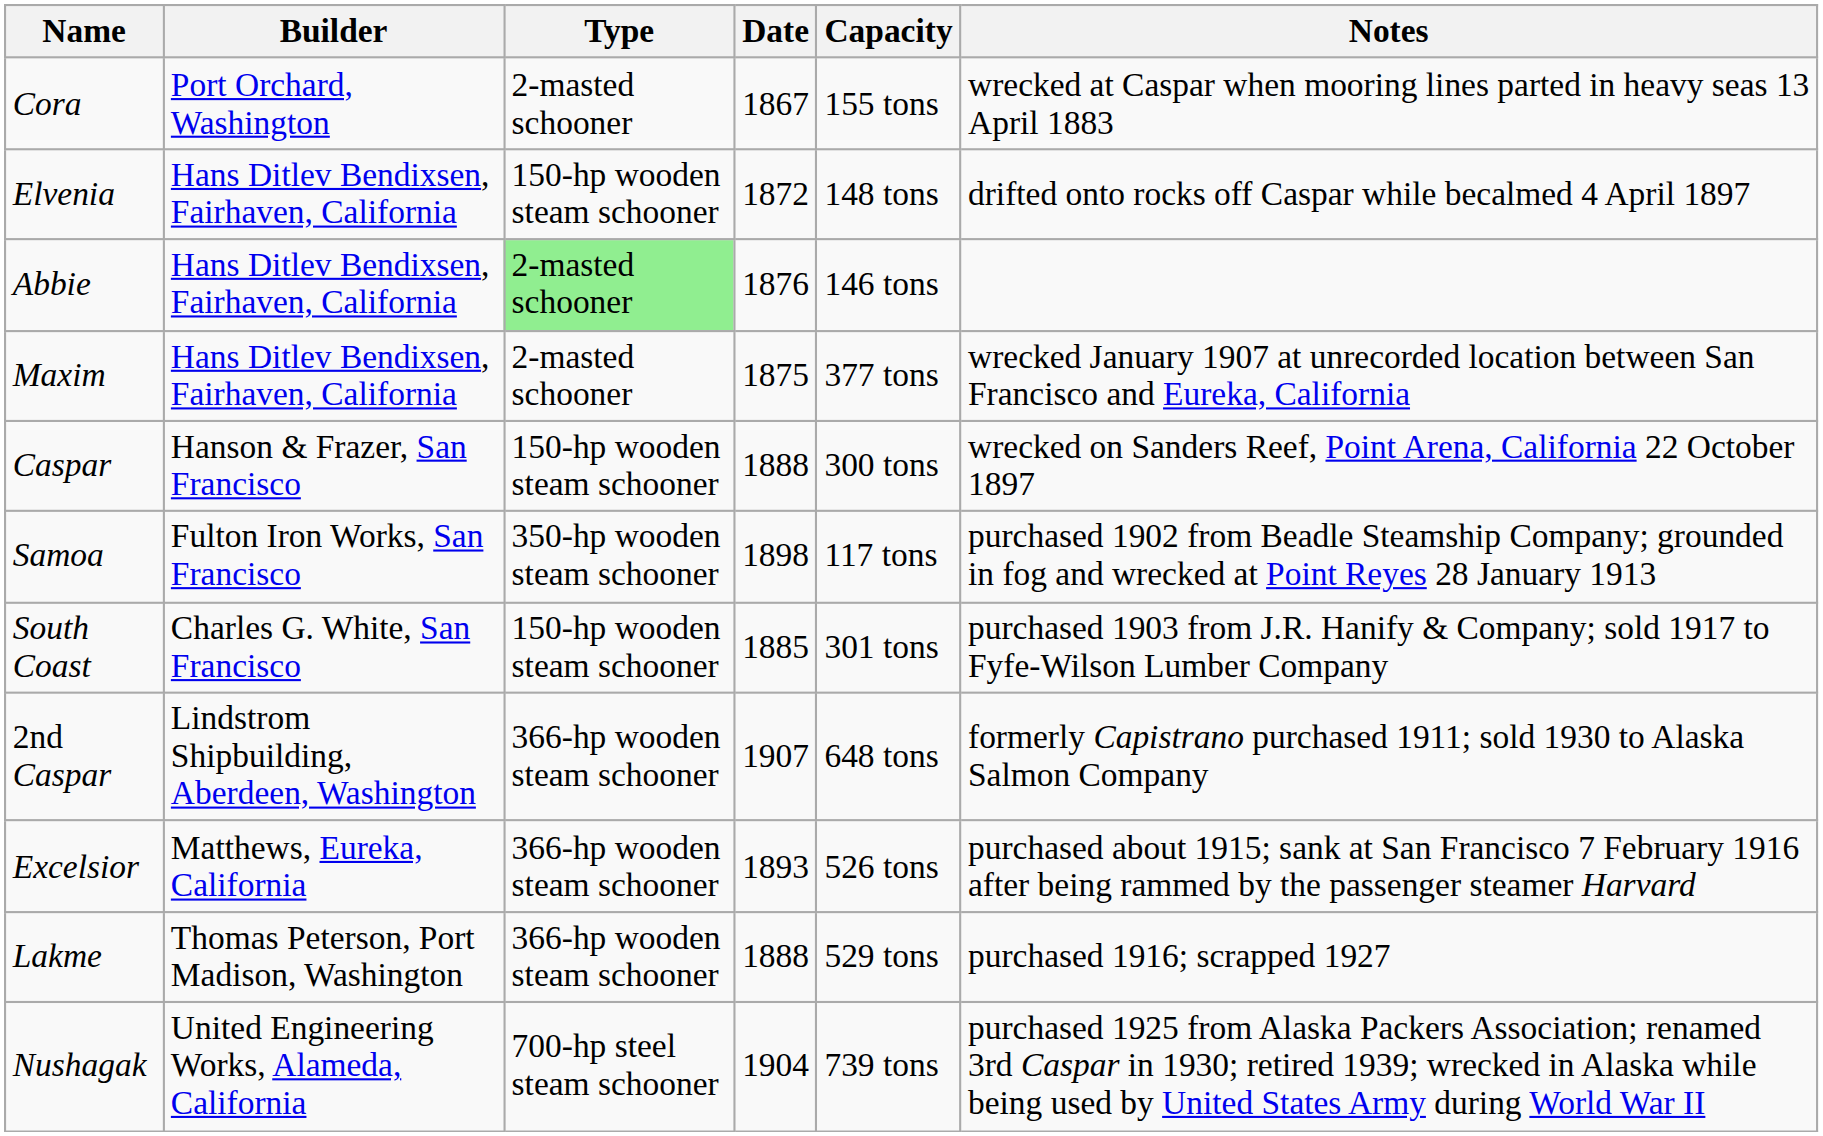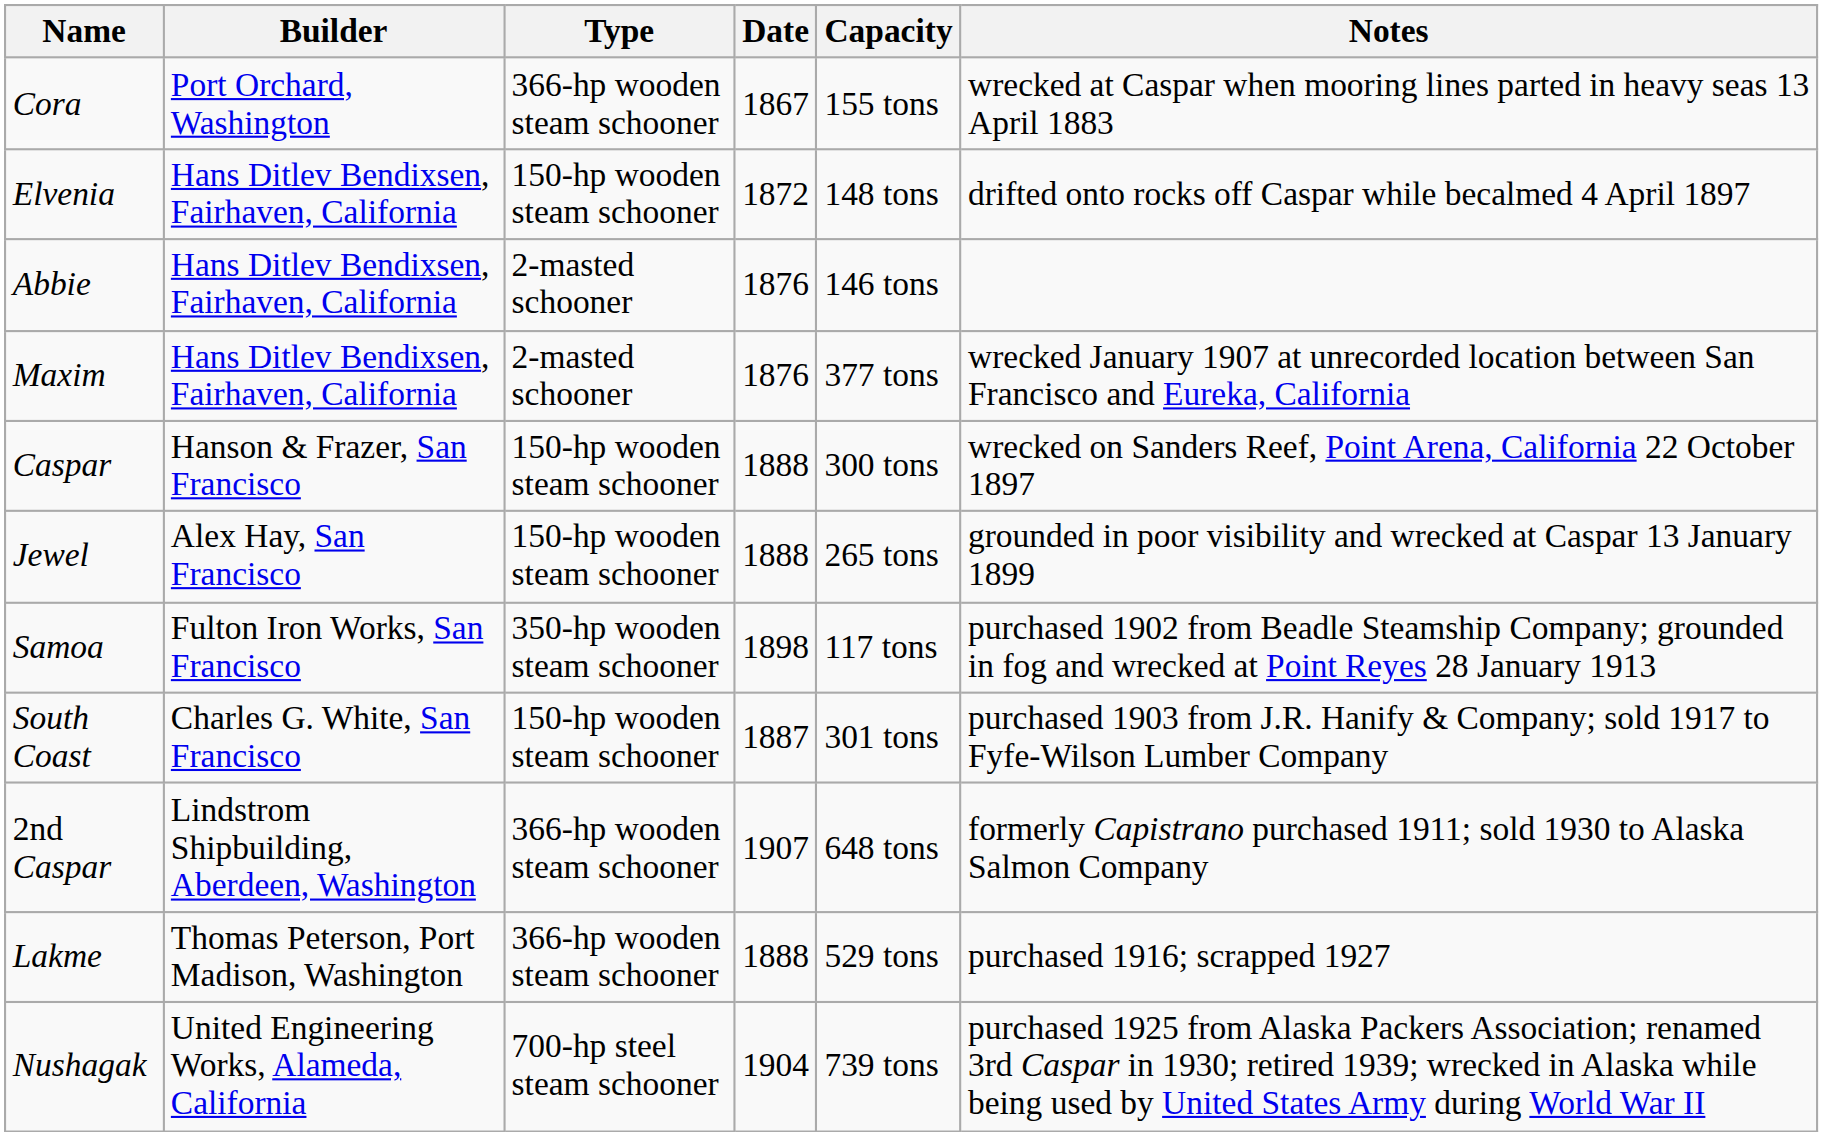(573, 102) 2-masted schooner -> (616, 102) 366-hp wooden steam schooner
(573, 284) lightgreen background -> (573, 284) no background
(776, 374) 1875 -> (776, 374) 1876
+ row: (51, 556)
(776, 646) 1885 -> (776, 737) 1887
- row: (76, 865)
